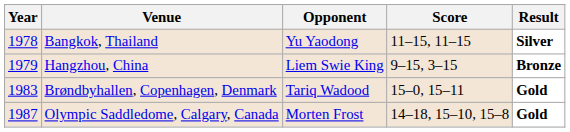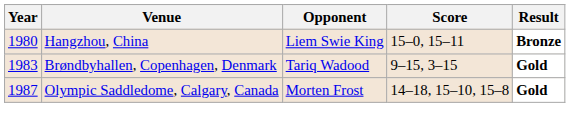- row: (101, 41)
(23, 66) 1979 -> (23, 41) 1980
(424, 66) 9–15, 3–15 -> (427, 41) 15–0, 15–11
(427, 90) 15–0, 15–11 -> (424, 66) 9–15, 3–15
